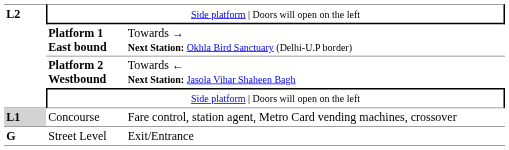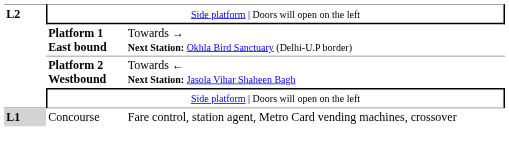- row: (77, 136)
